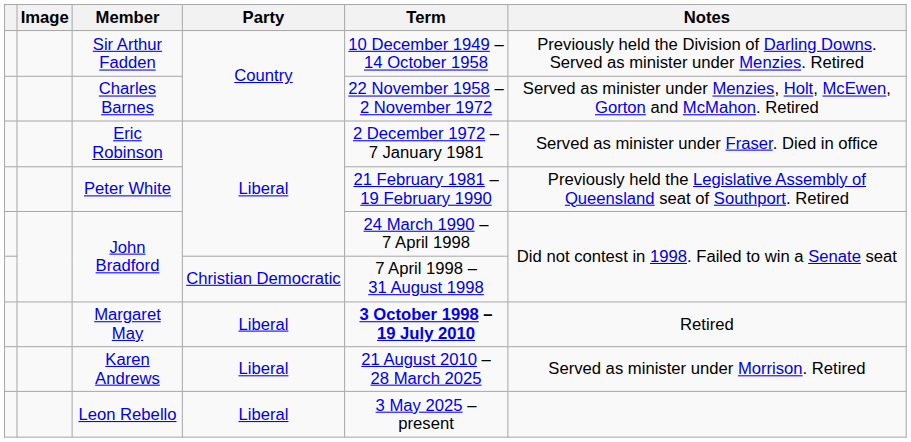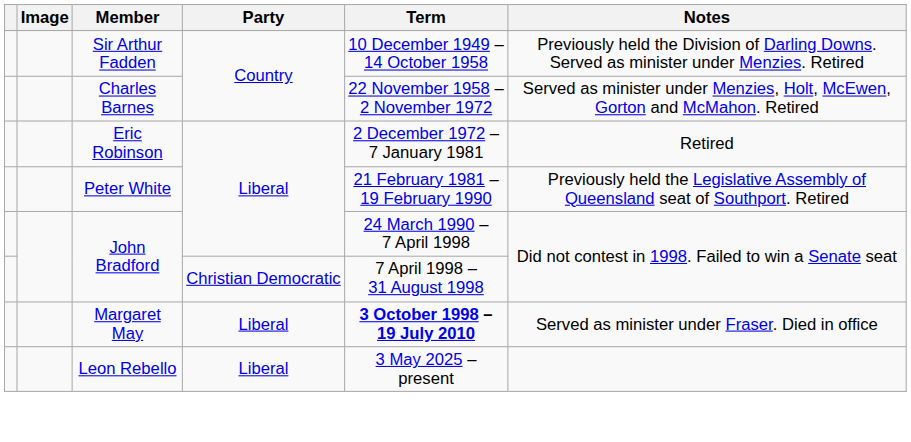(707, 143) Served as minister under Fraser. Died in office -> (707, 143) Retired
(707, 324) Retired -> (707, 324) Served as minister under Fraser. Died in office
- row: (127, 369)
